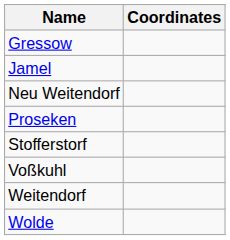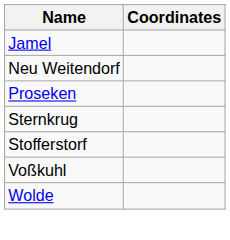- row: (40, 43)
+ row: (43, 119)
- row: (47, 196)
